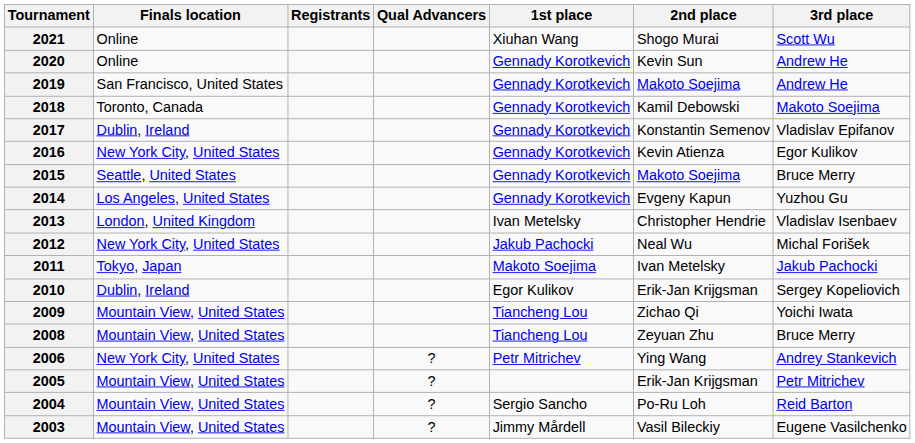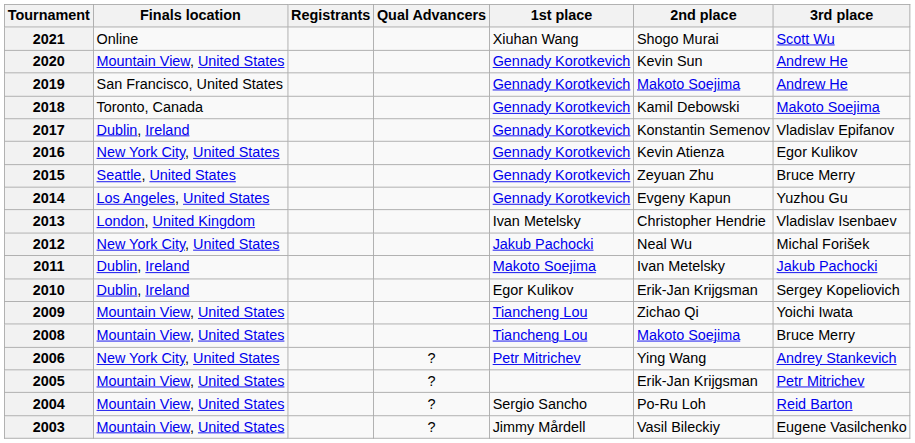(117, 61) Online -> (190, 61) Mountain View, United States
(689, 175) Makoto Soejima -> (675, 175) Zeyuan Zhu
(139, 267) Tokyo, Japan -> (143, 267) Dublin, Ireland
(675, 335) Zeyuan Zhu -> (689, 335) Makoto Soejima
